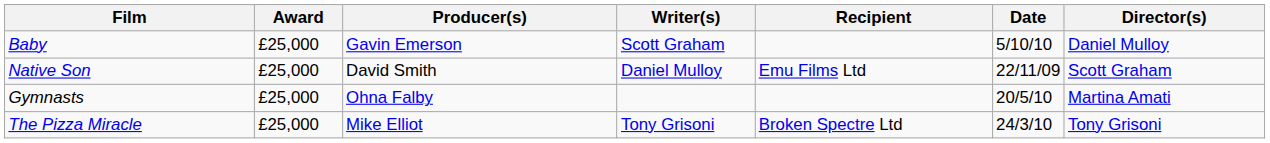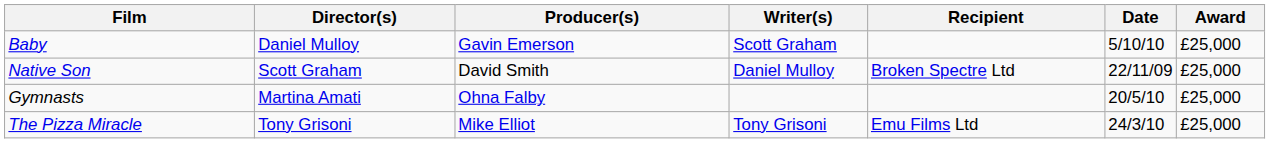columns swapped: (1164, 17) <-> (298, 17)
(812, 71) Emu Films Ltd -> (943, 71) Broken Spectre Ltd
(831, 124) Broken Spectre Ltd -> (925, 124) Emu Films Ltd
